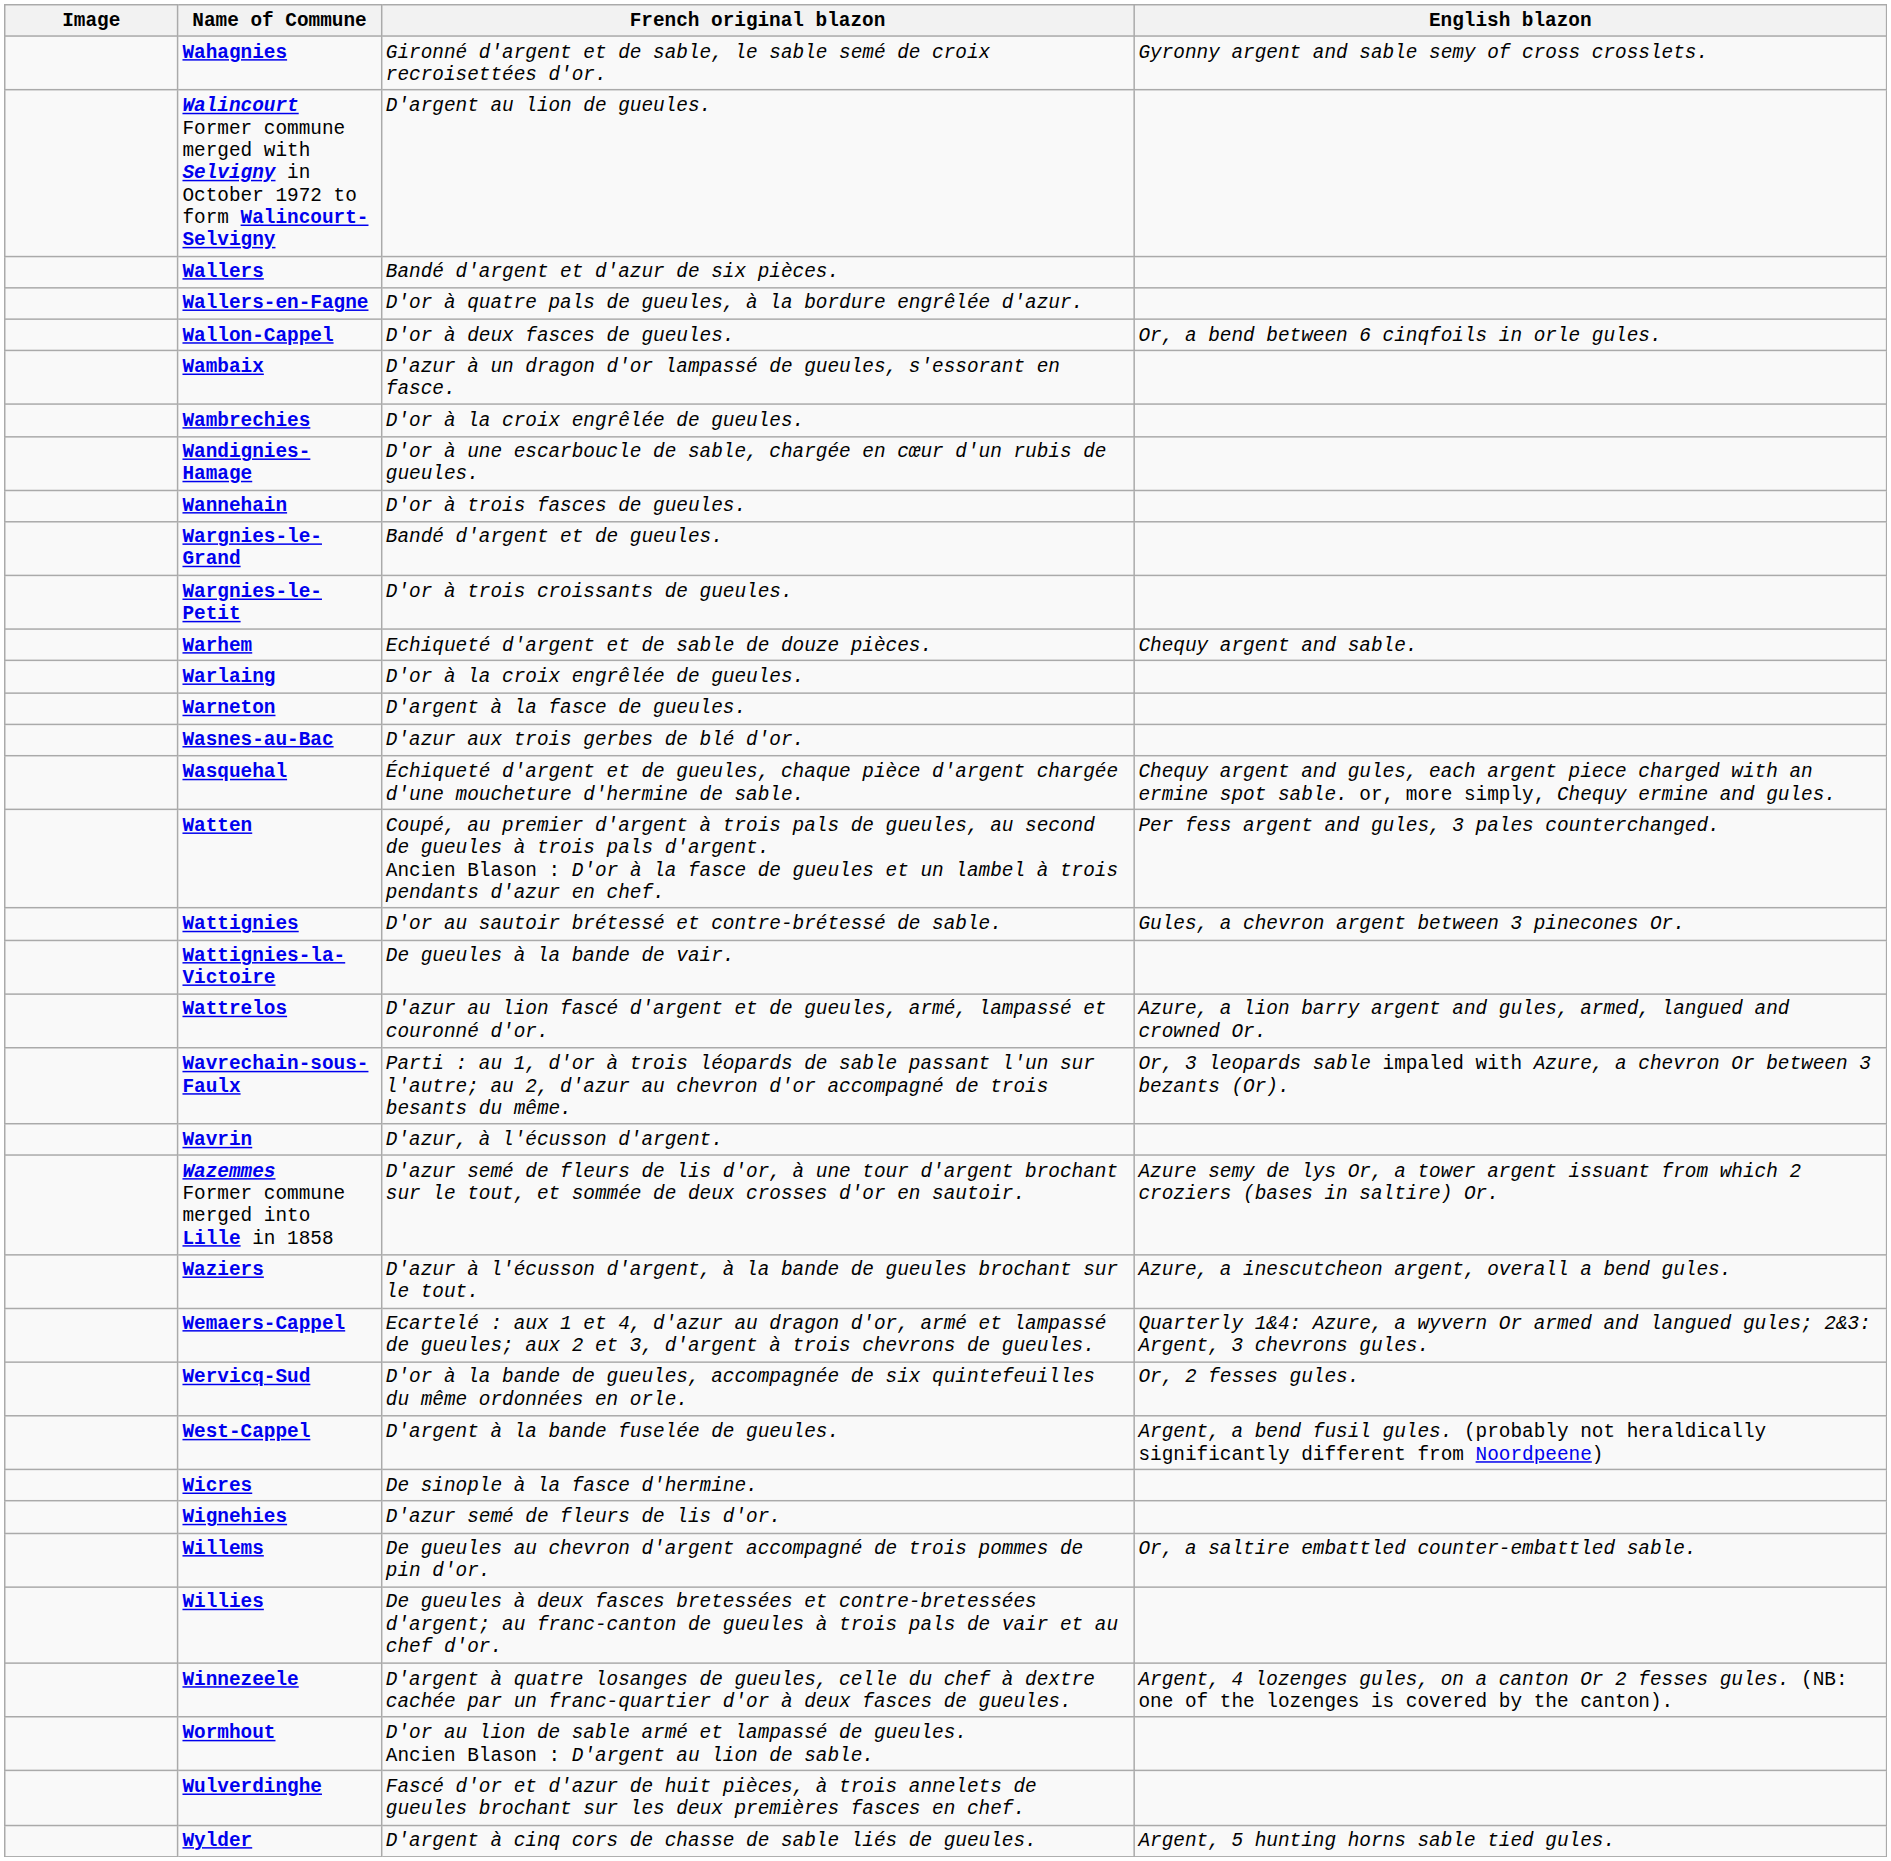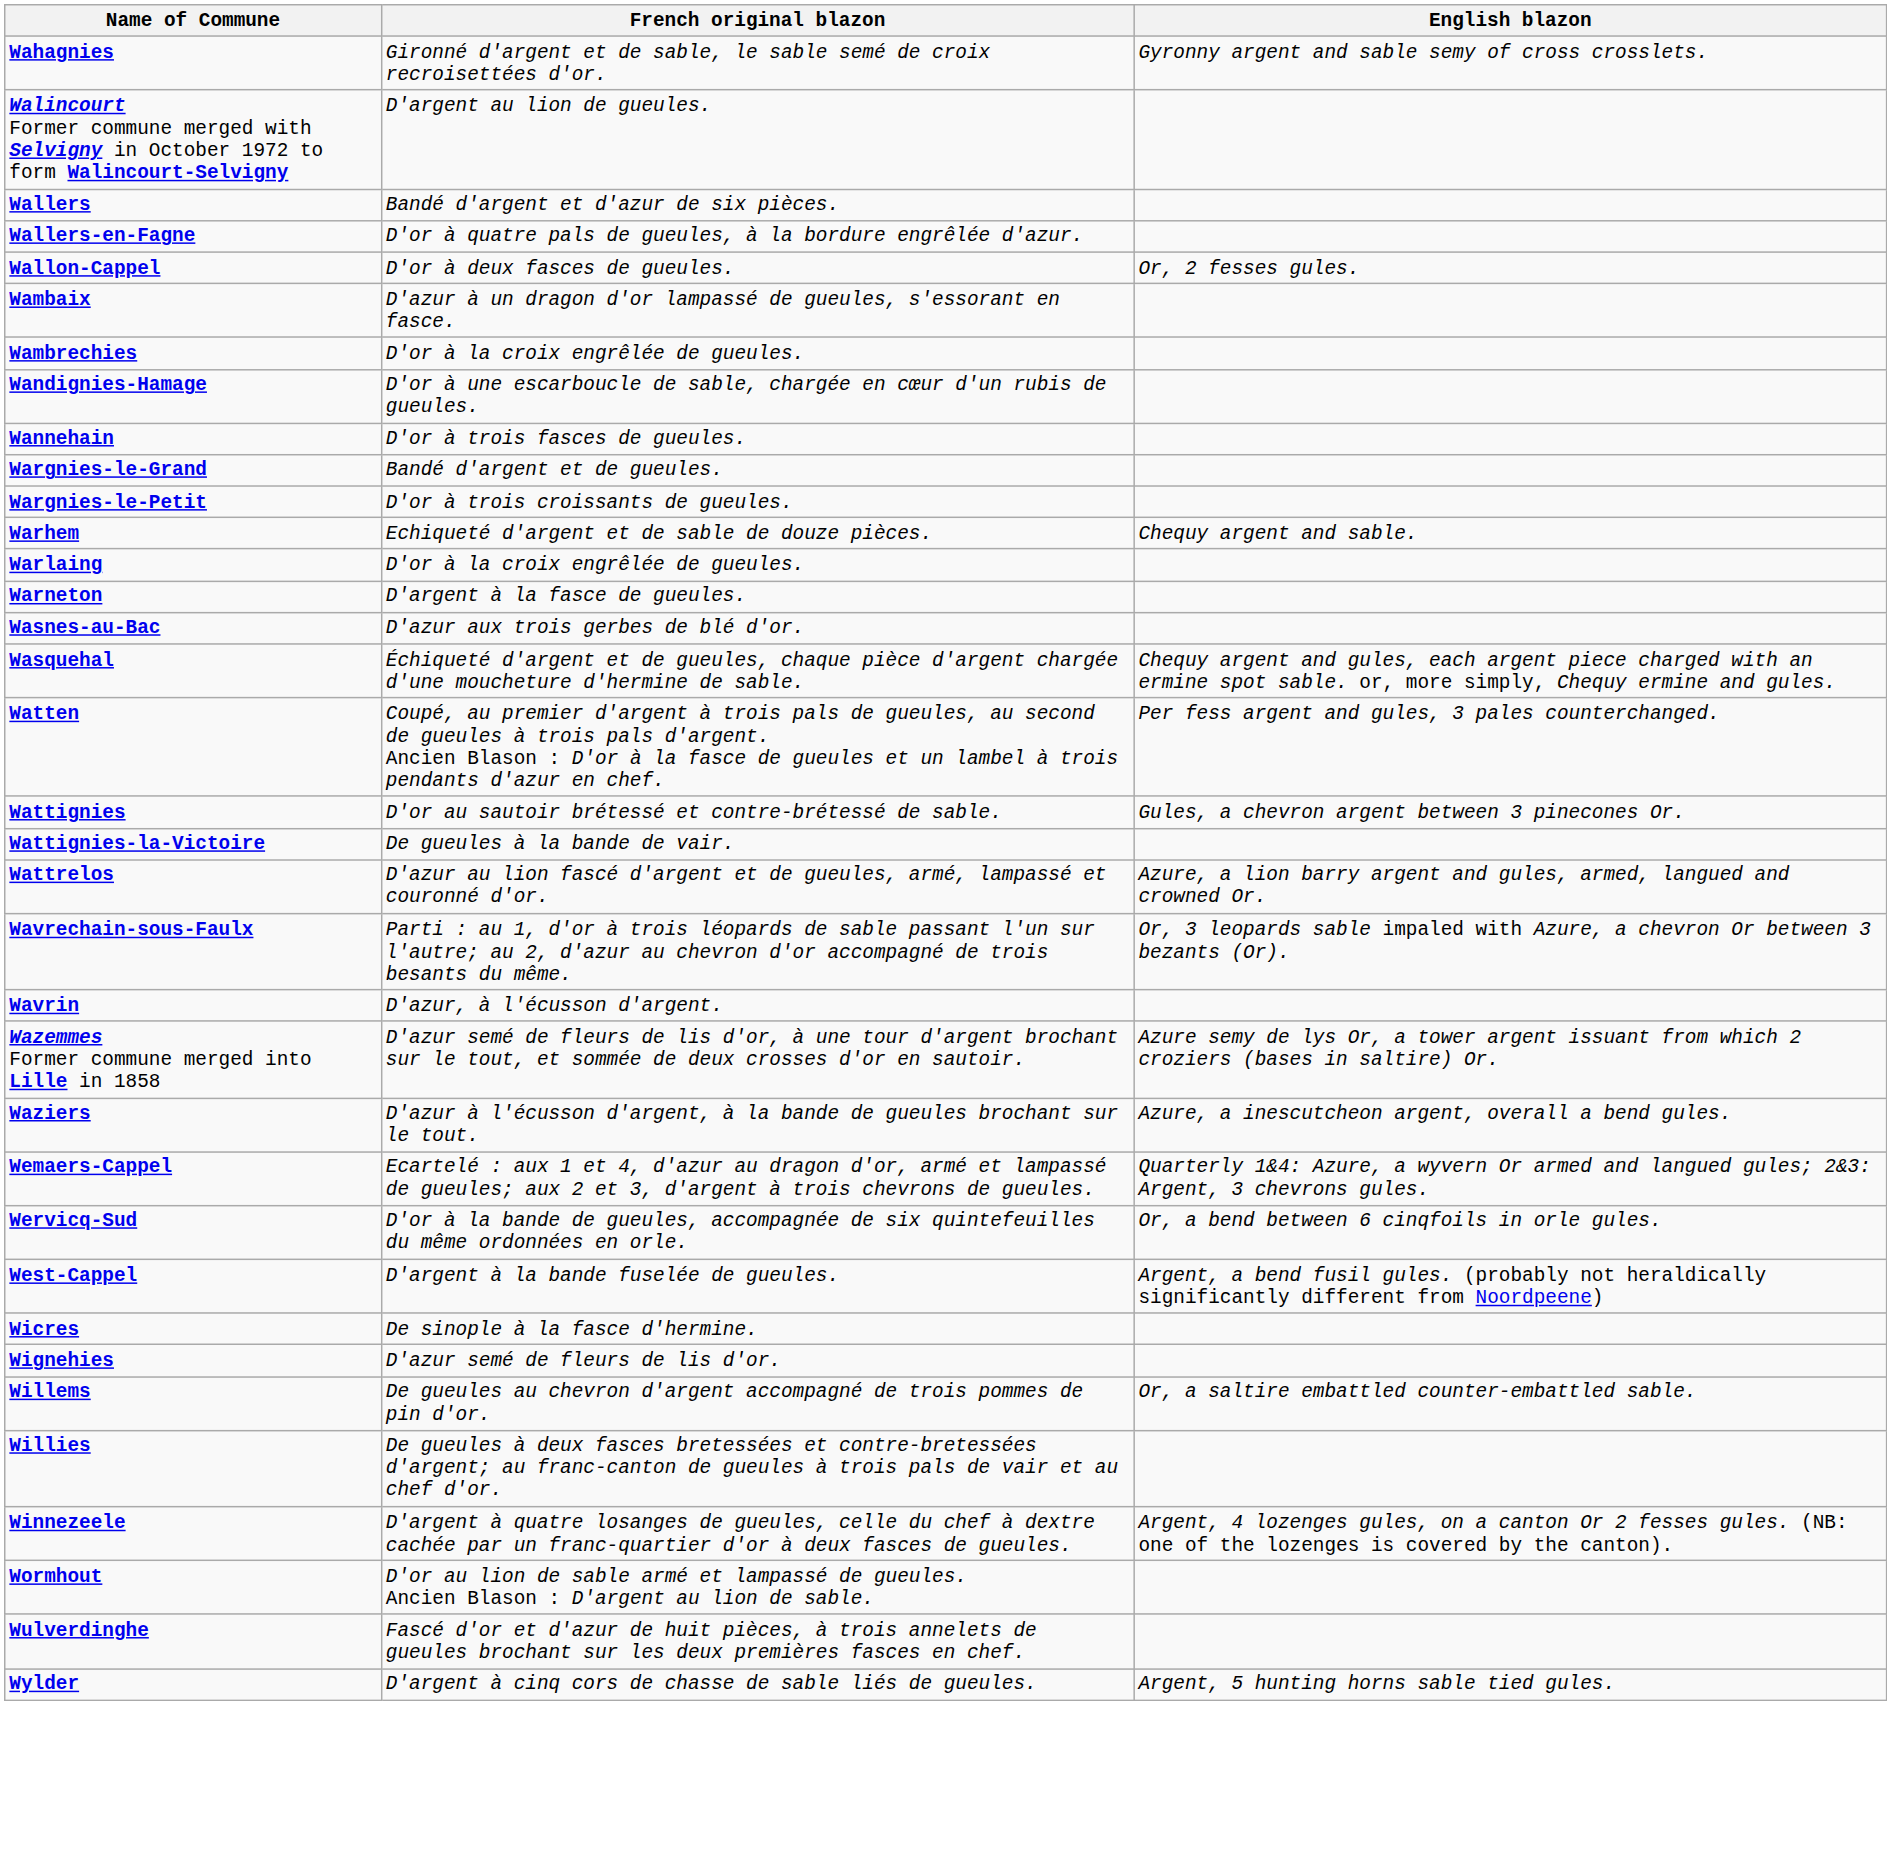- column: (91, 21)
(1400, 335) Or, a bend between 6 cinqfoils in orle gules. -> (1249, 268) Or, 2 fesses gules.
(1249, 1378) Or, 2 fesses gules. -> (1400, 1221) Or, a bend between 6 cinqfoils in orle gules.
